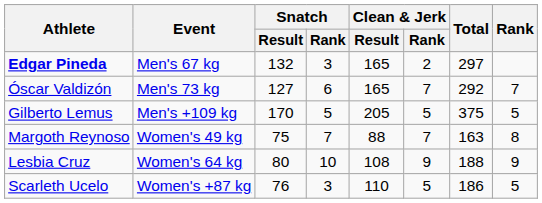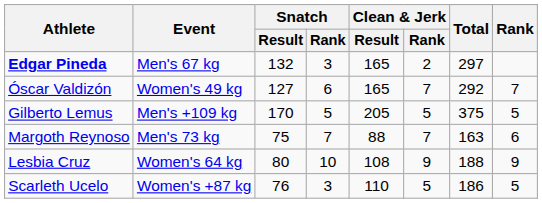(178, 89) Men's 73 kg -> (190, 89) Women's 49 kg
(190, 137) Women's 49 kg -> (178, 137) Men's 73 kg
(515, 137) 8 -> (515, 137) 6
